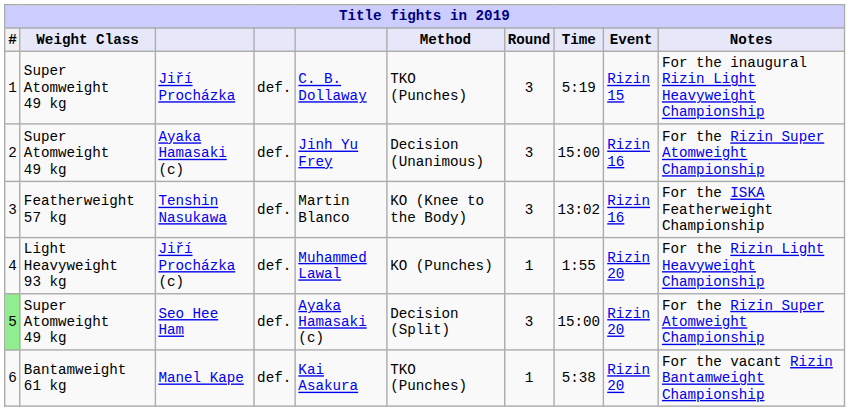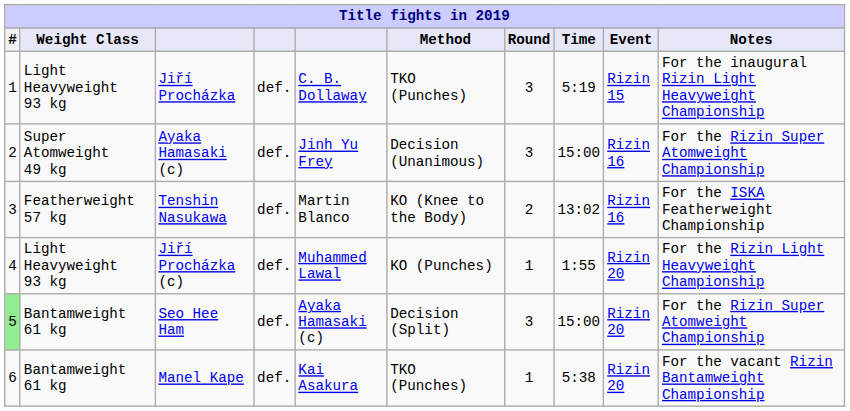(67, 88) Super Atomweight 49 kg -> (71, 88) Light Heavyweight 93 kg
(529, 209) 3 -> (529, 209) 2
(67, 322) Super Atomweight 49 kg -> (75, 322) Bantamweight 61 kg
